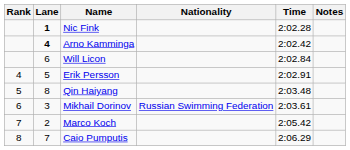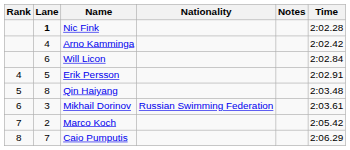columns swapped: (294, 12) <-> (329, 12)
(47, 43) bold -> (47, 43) normal
